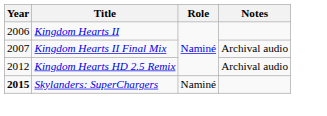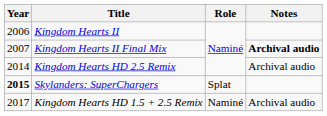(255, 48) normal -> (284, 48) bold
(18, 66) 2012 -> (18, 66) 2014
(198, 84) Naminé -> (219, 84) Splat
+ row: (119, 102)
